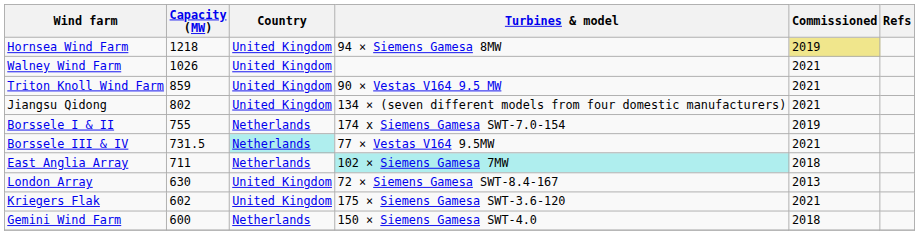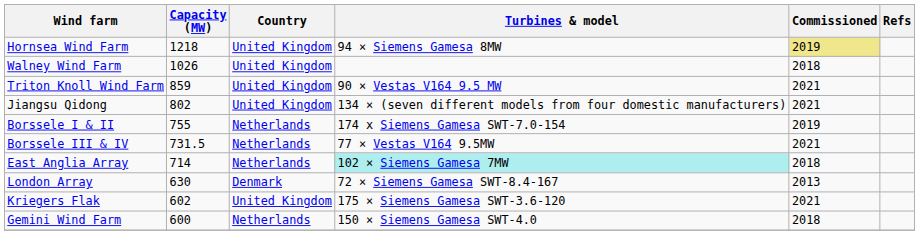(806, 66) 2021 -> (806, 66) 2018
(271, 143) paleturquoise background -> (271, 143) no background
(180, 163) 711 -> (180, 163) 714
(282, 182) United Kingdom -> (257, 182) Denmark
